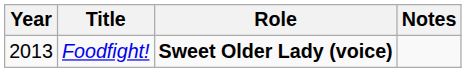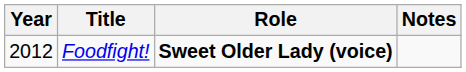(31, 51) 2013 -> (31, 51) 2012
